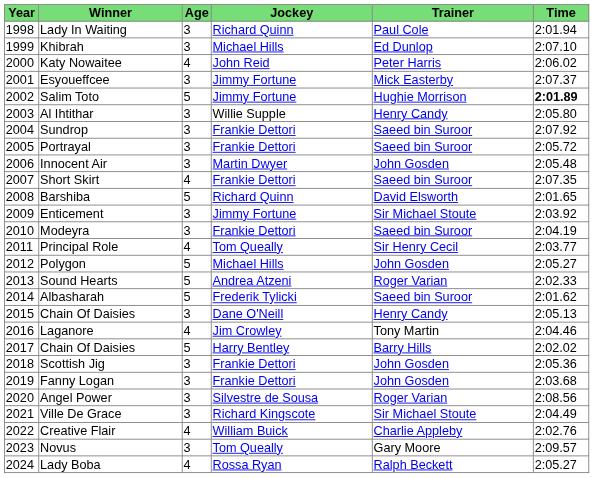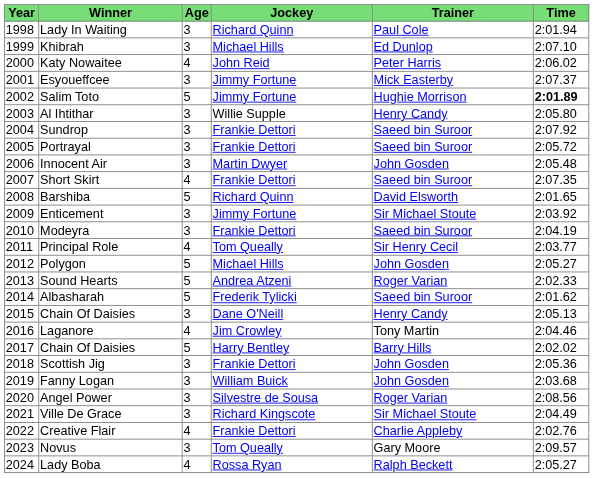(254, 381) Frankie Dettori -> (250, 381) William Buick
(250, 431) William Buick -> (254, 431) Frankie Dettori
